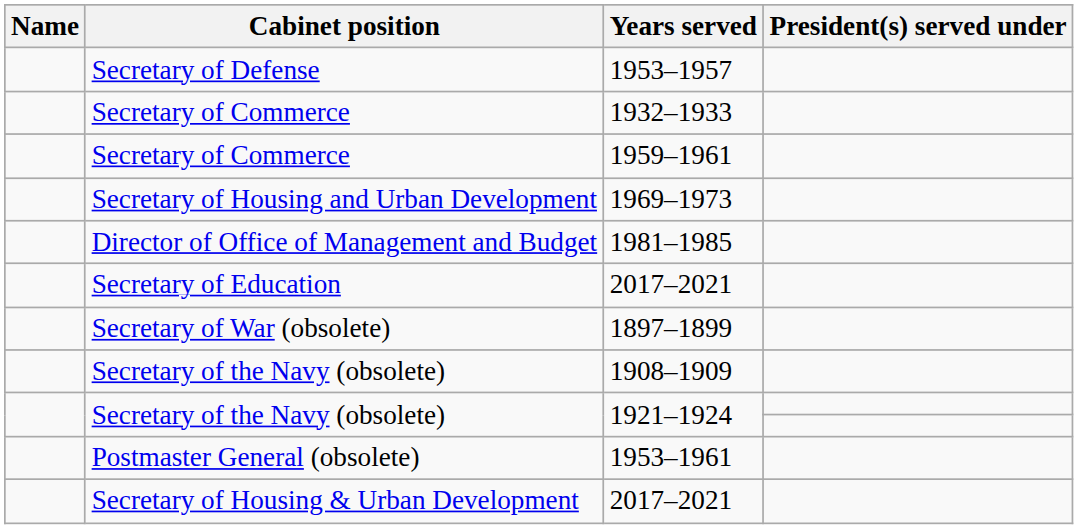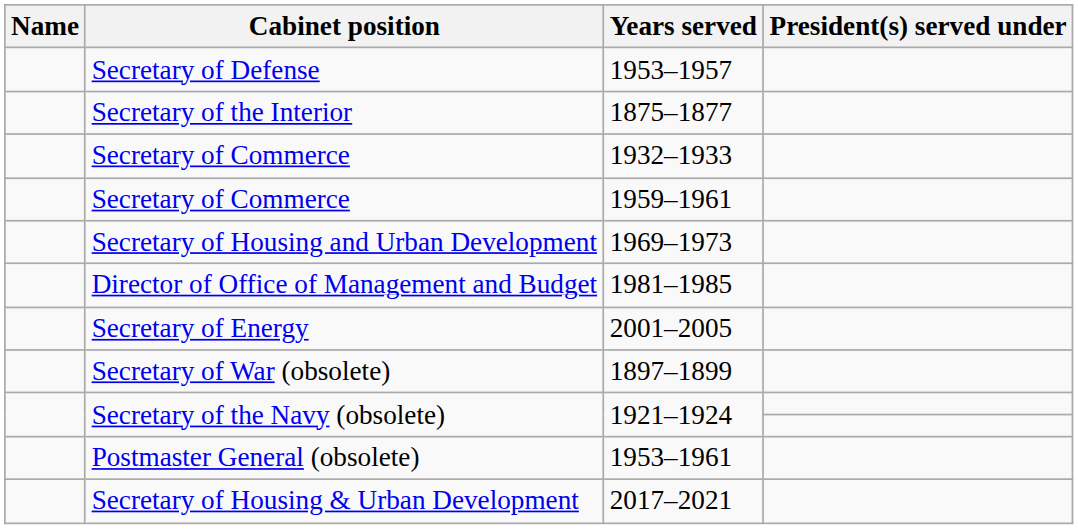+ row: (222, 112)
+ row: (200, 328)
- row: (216, 284)
- row: (268, 371)
